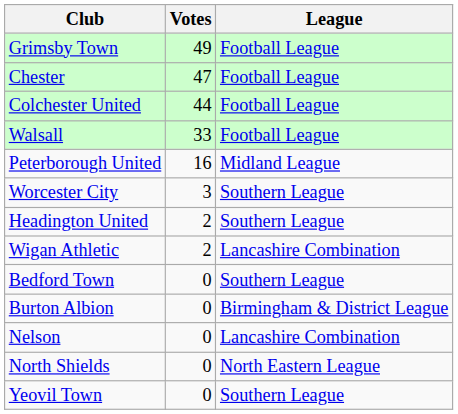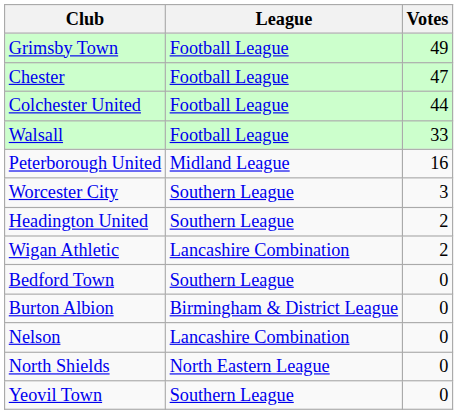columns swapped: (334, 18) <-> (191, 18)
